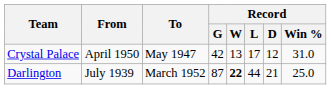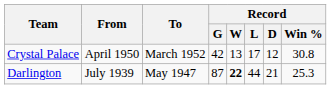(170, 53) May 1947 -> (175, 53) March 1952
(303, 53) 31.0 -> (303, 53) 30.8
(175, 73) March 1952 -> (170, 73) May 1947
(303, 73) 25.0 -> (303, 73) 25.3
